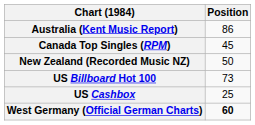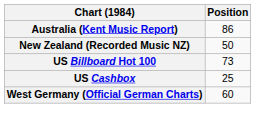- row: (105, 45)
(228, 111) bold -> (228, 95) normal
